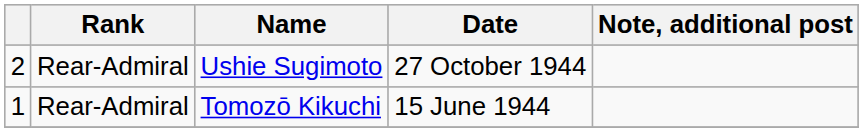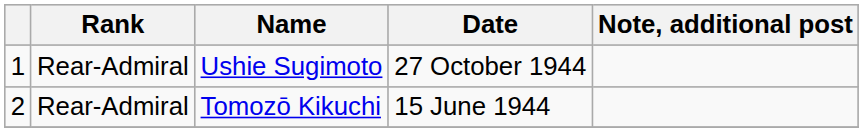(18, 65) 2 -> (18, 65) 1
(18, 106) 1 -> (18, 106) 2
